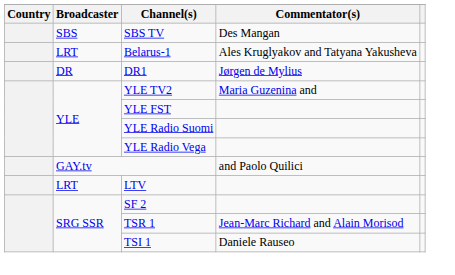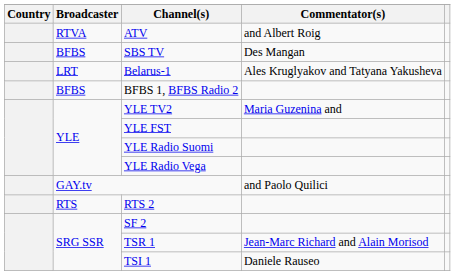+ row: (136, 33)
(67, 33) SBS -> (71, 52) BFBS
- row: (135, 71)
+ row: (181, 90)
- row: (135, 185)
+ row: (139, 204)
